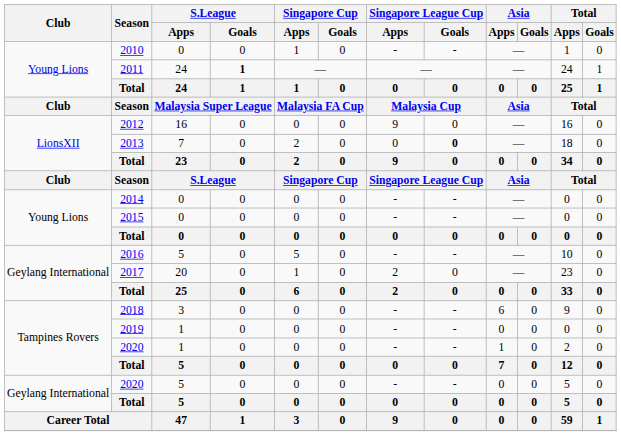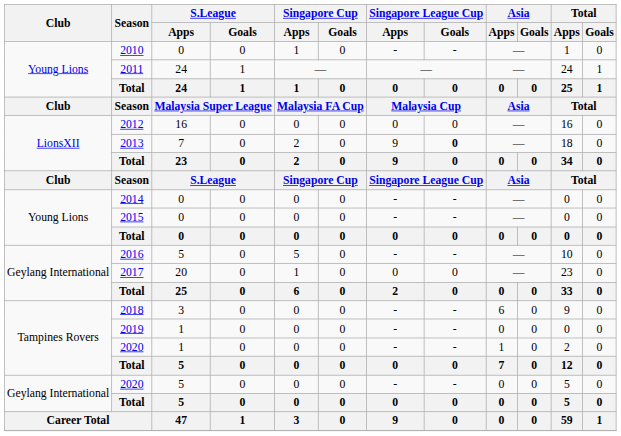(242, 69) bold -> (242, 69) normal
(395, 124) 9 -> (395, 124) 0
(395, 143) 0 -> (395, 143) 9
(395, 273) 2 -> (395, 273) 0
